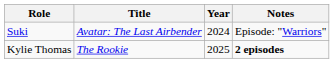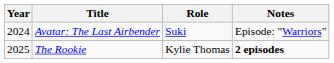columns swapped: (218, 13) <-> (39, 13)
